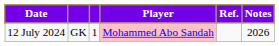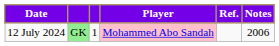(78, 32) no background -> (78, 32) lightgreen background
(258, 32) 2026 -> (258, 32) 2006
